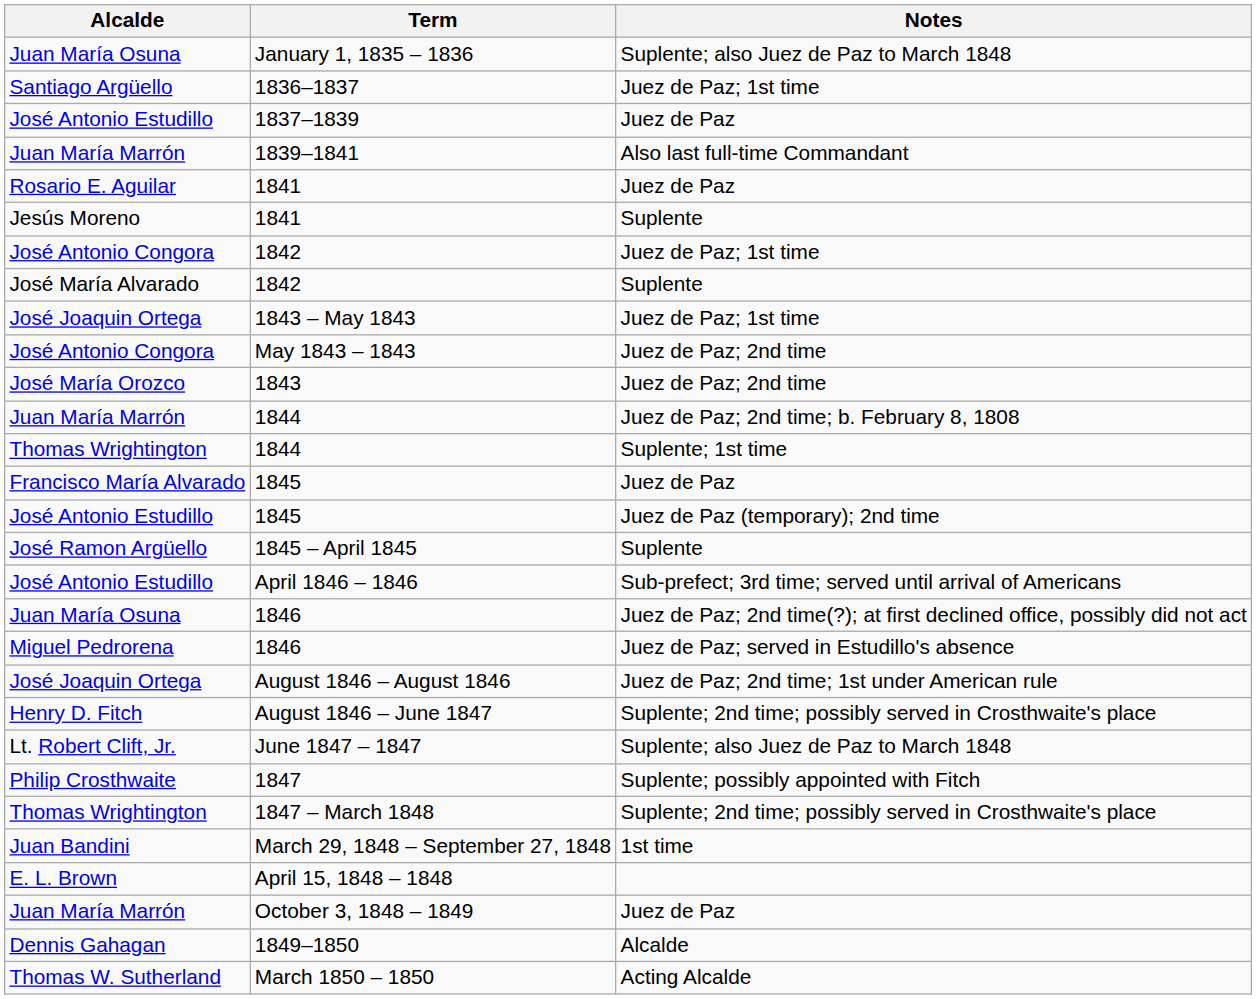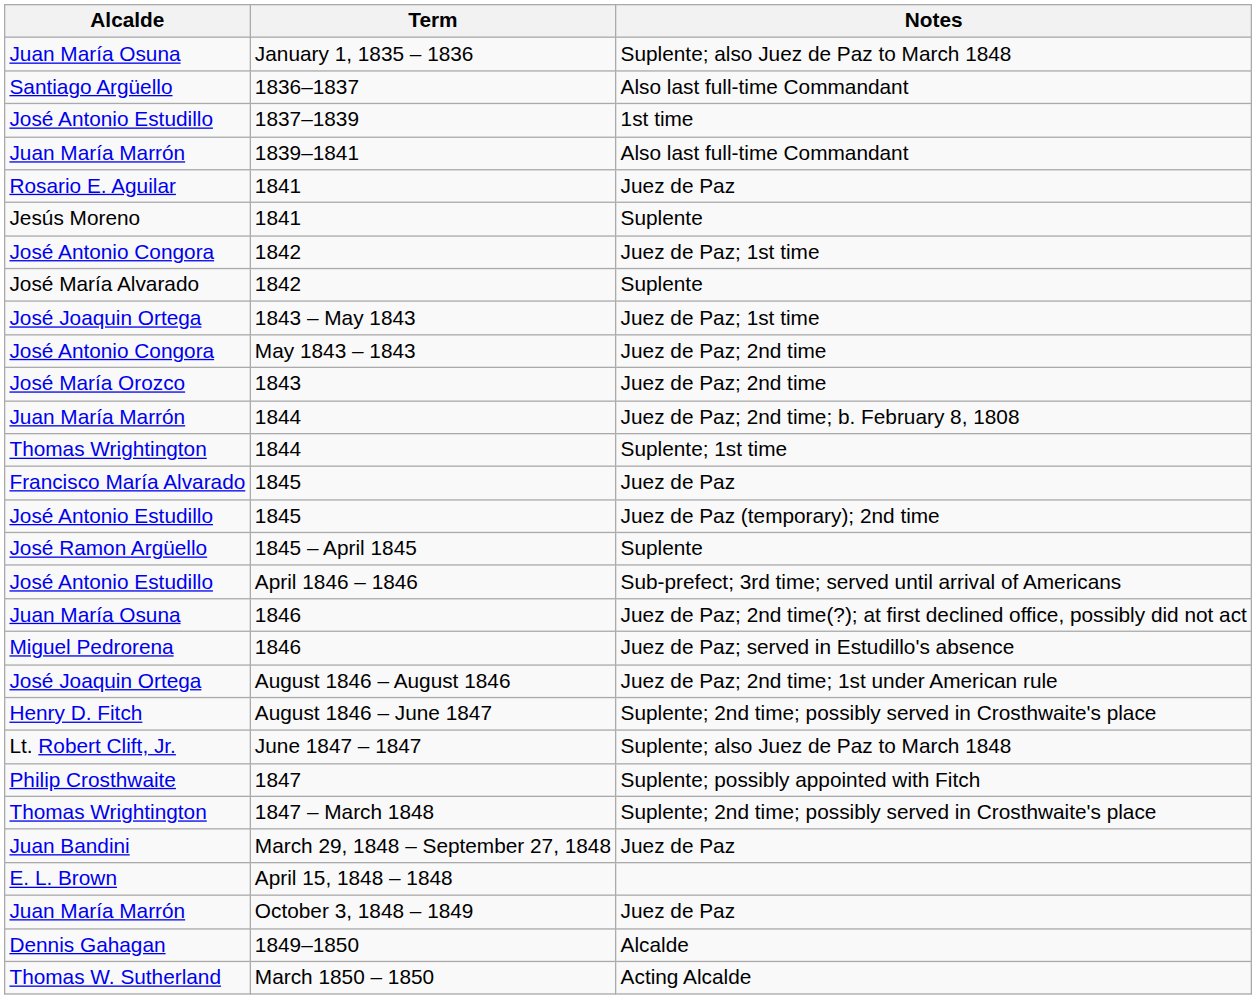(720, 86) Juez de Paz; 1st time -> (765, 86) Also last full-time Commandant
(678, 119) Juez de Paz -> (657, 119) 1st time
(657, 845) 1st time -> (678, 845) Juez de Paz
